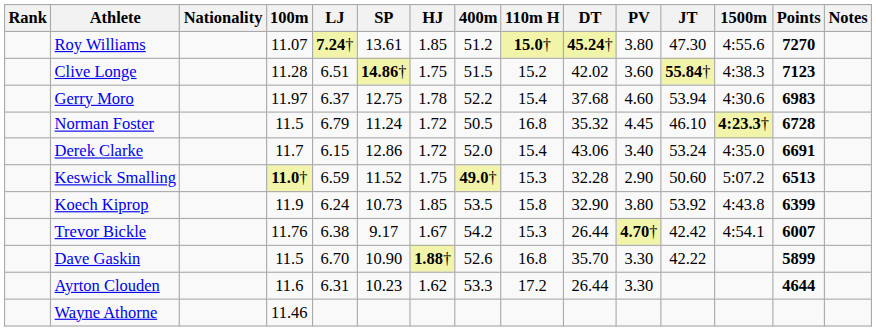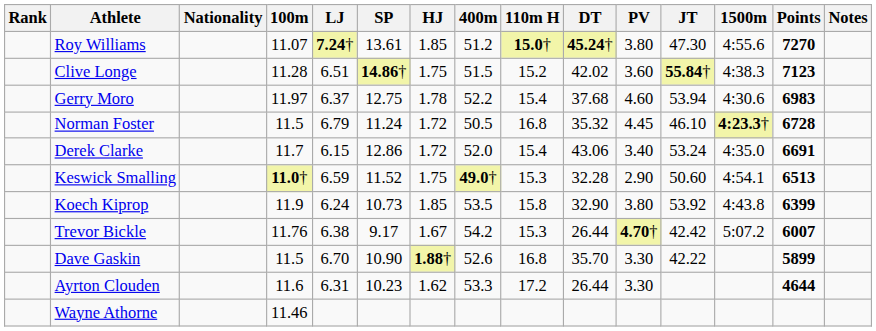(744, 178) 5:07.2 -> (744, 178) 4:54.1
(744, 231) 4:54.1 -> (744, 231) 5:07.2
